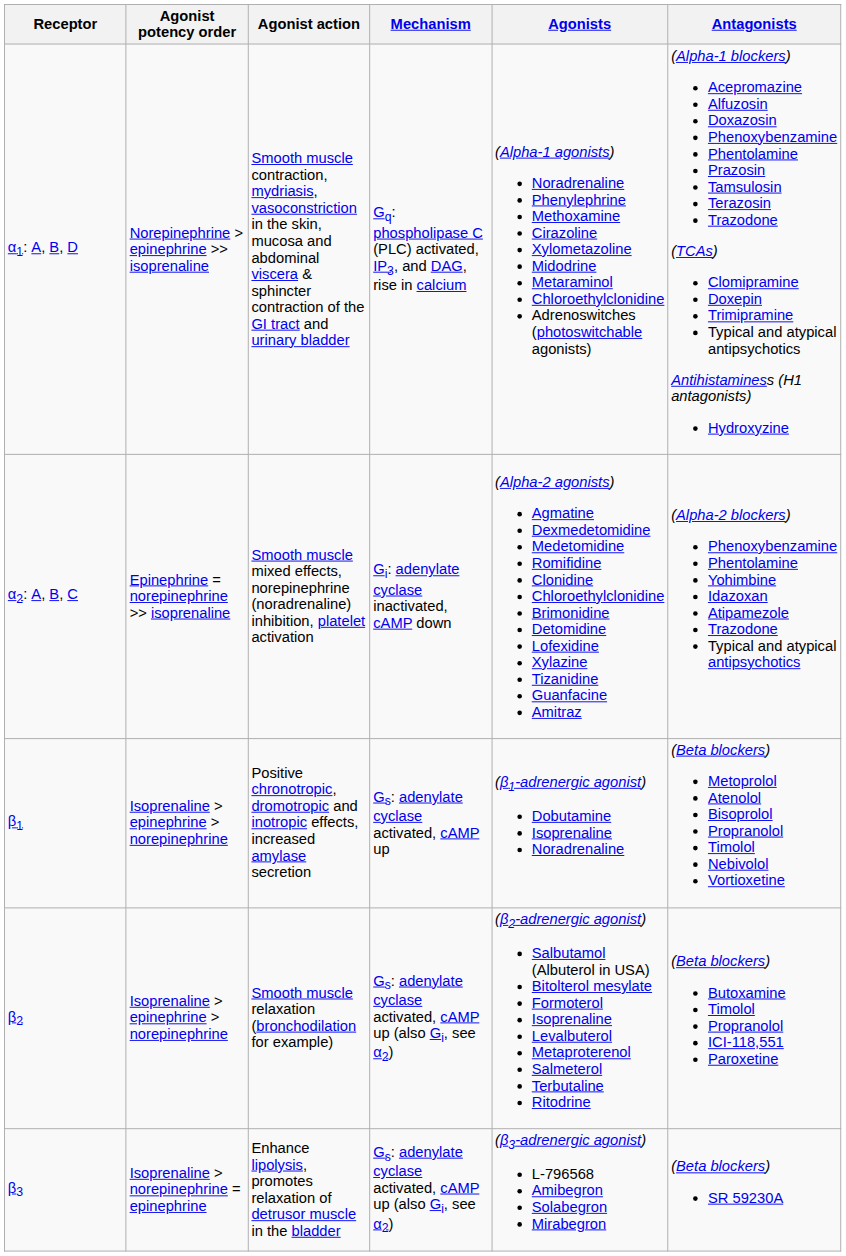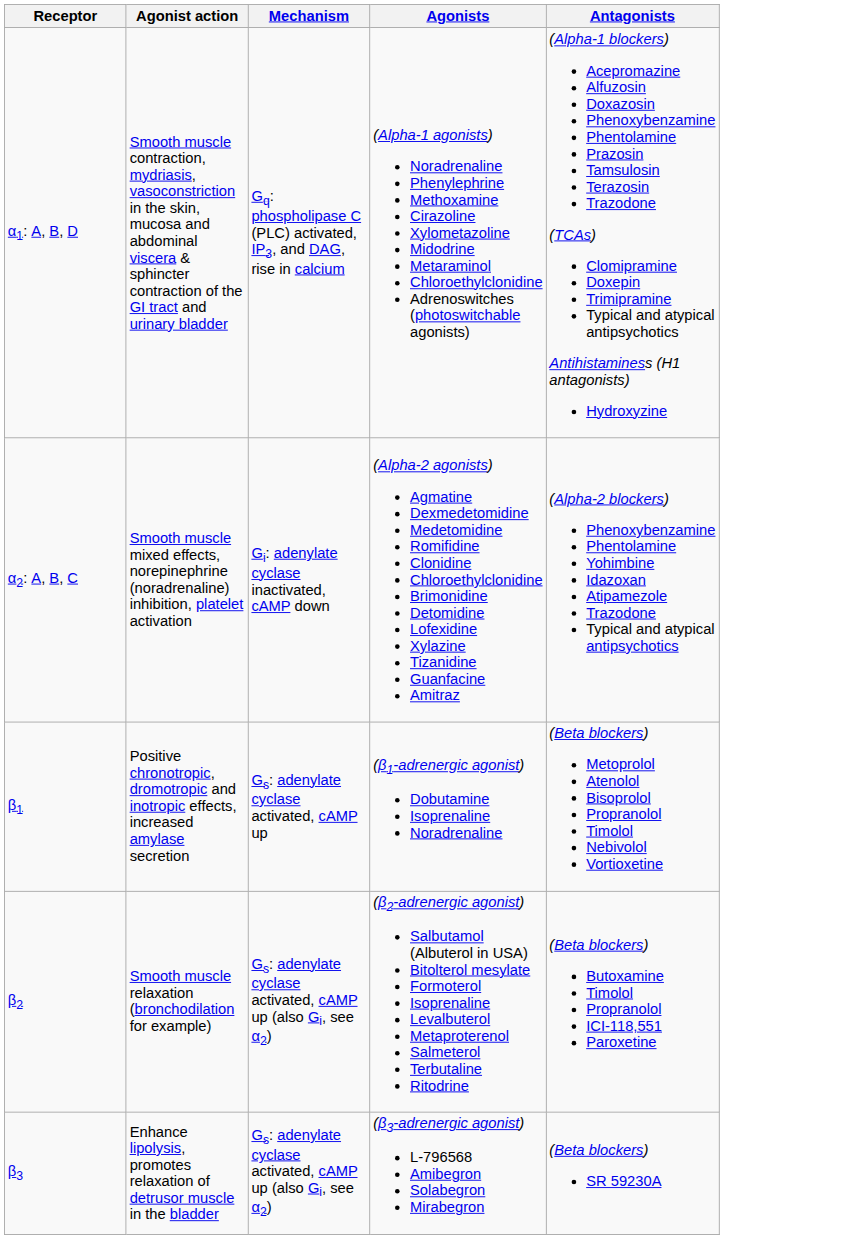- column: (187, 24)
